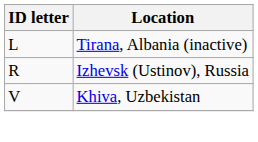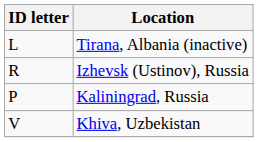+ row: (143, 96)
